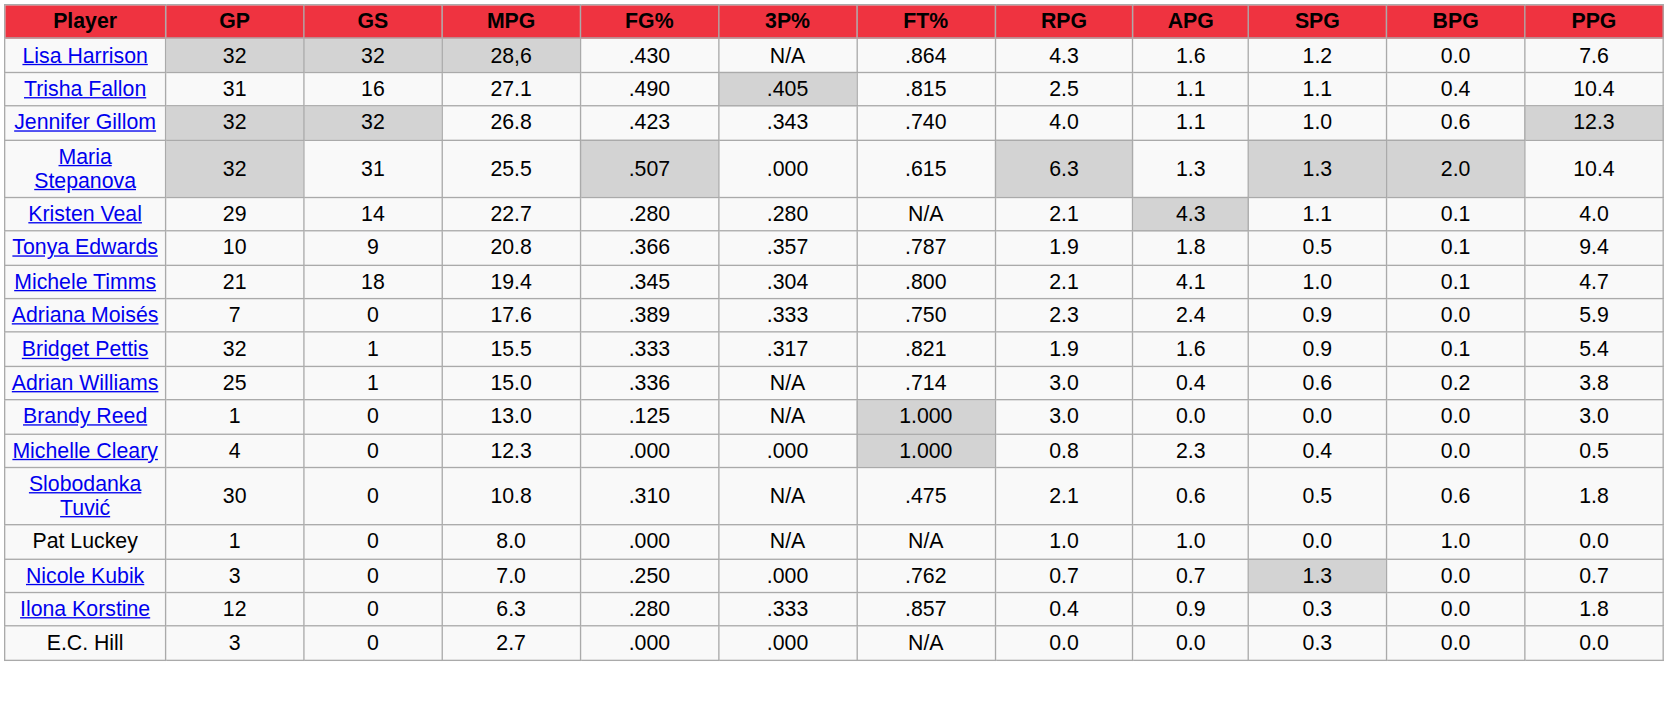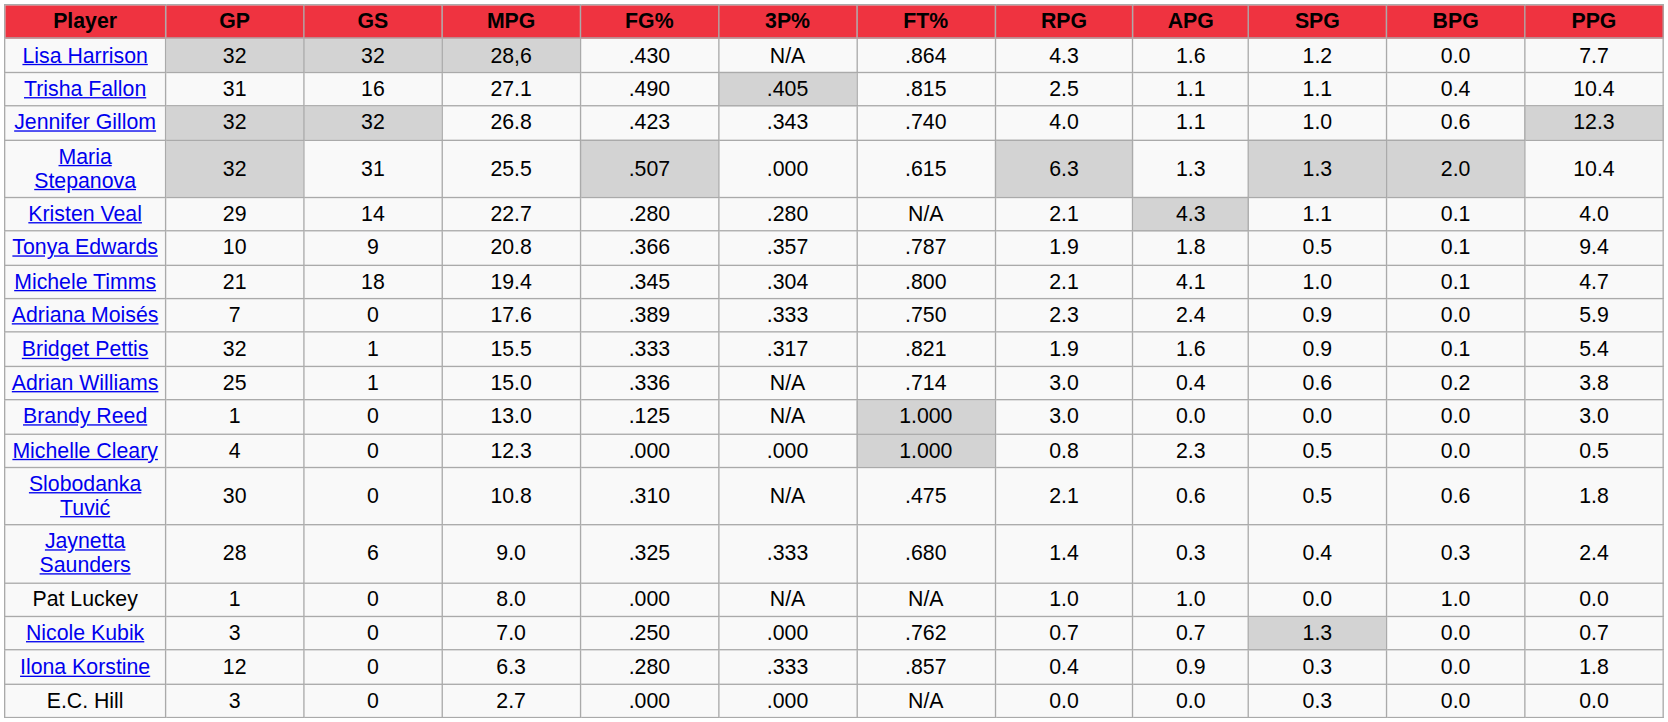(1594, 55) 7.6 -> (1594, 55) 7.7
(1317, 450) 0.4 -> (1317, 450) 0.5
+ row: (85, 553)
